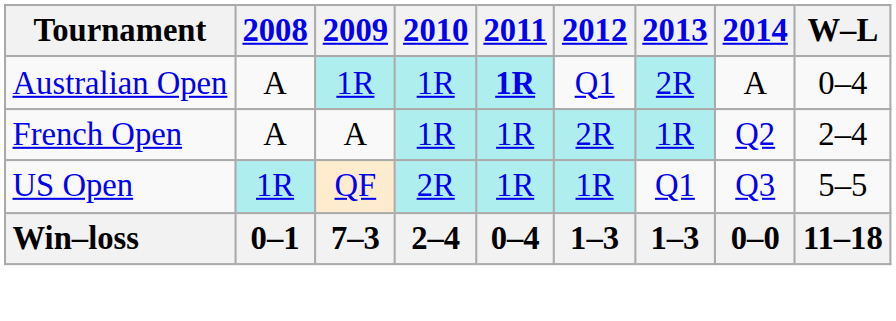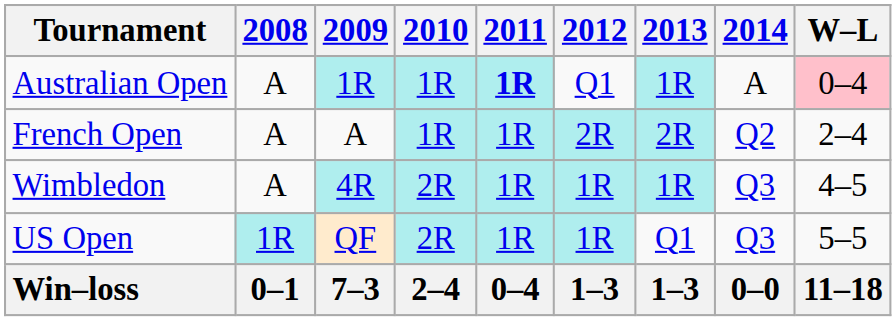(675, 82) 2R -> (675, 82) 1R
(843, 82) no background -> (843, 82) pink background
(675, 133) 1R -> (675, 133) 2R
+ row: (89, 185)
